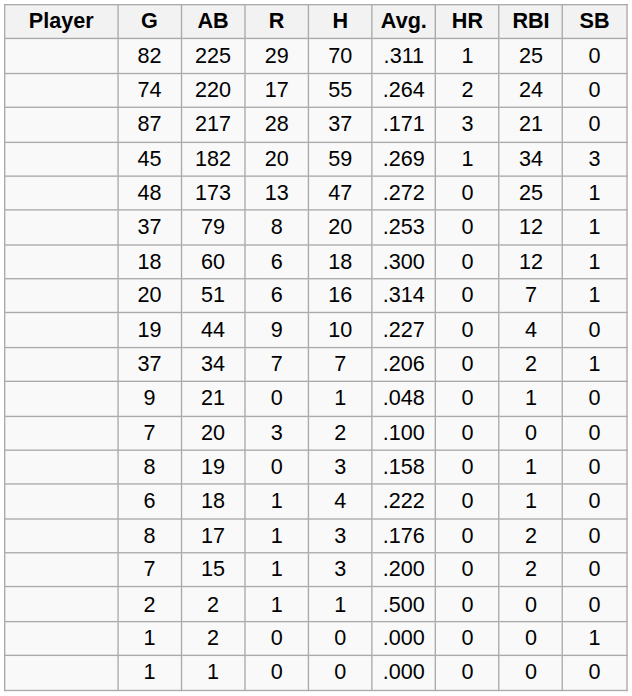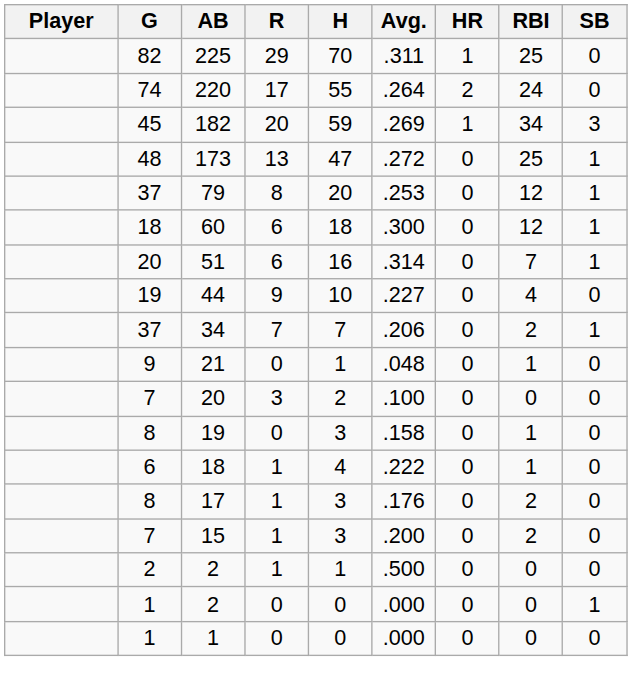- row: (150, 124)
